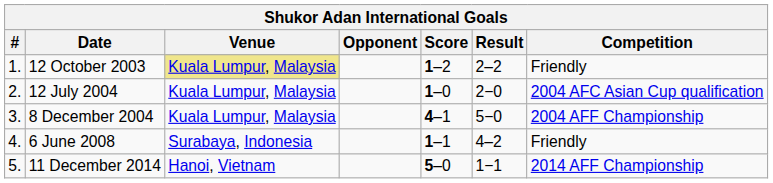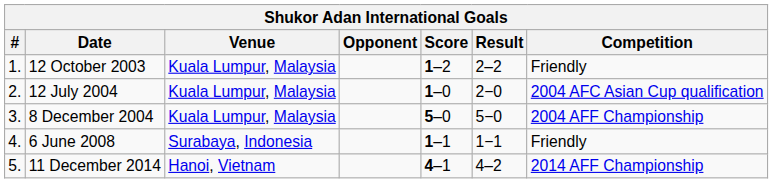(252, 67) khaki background -> (252, 67) no background
(438, 117) 4–1 -> (438, 117) 5–0
(489, 141) 4–2 -> (489, 141) 1−1
(438, 166) 5–0 -> (438, 166) 4–1
(489, 166) 1−1 -> (489, 166) 4–2
